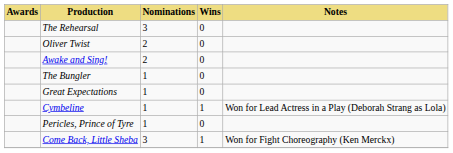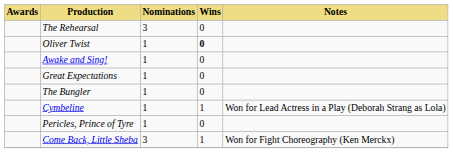(145, 44) 2 -> (145, 44) 1
(202, 44) normal -> (202, 44) bold
(145, 60) 2 -> (145, 60) 1
rows swapped: (80, 92) <-> (67, 76)
